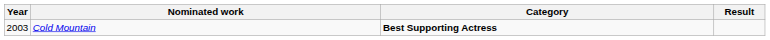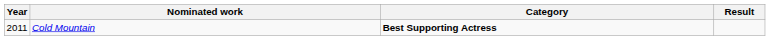(17, 27) 2003 -> (17, 27) 2011
